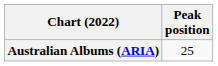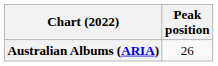(187, 50) 25 -> (187, 50) 26
